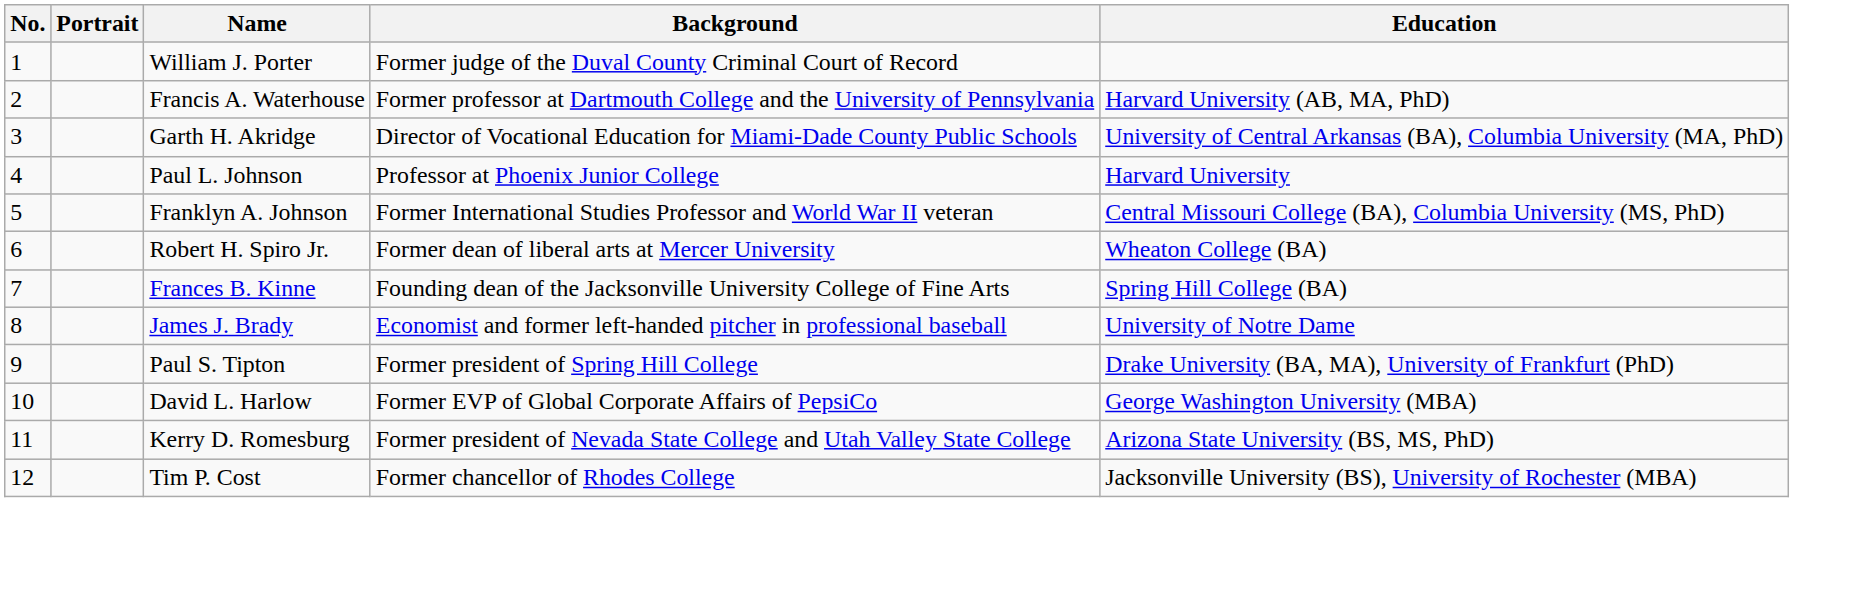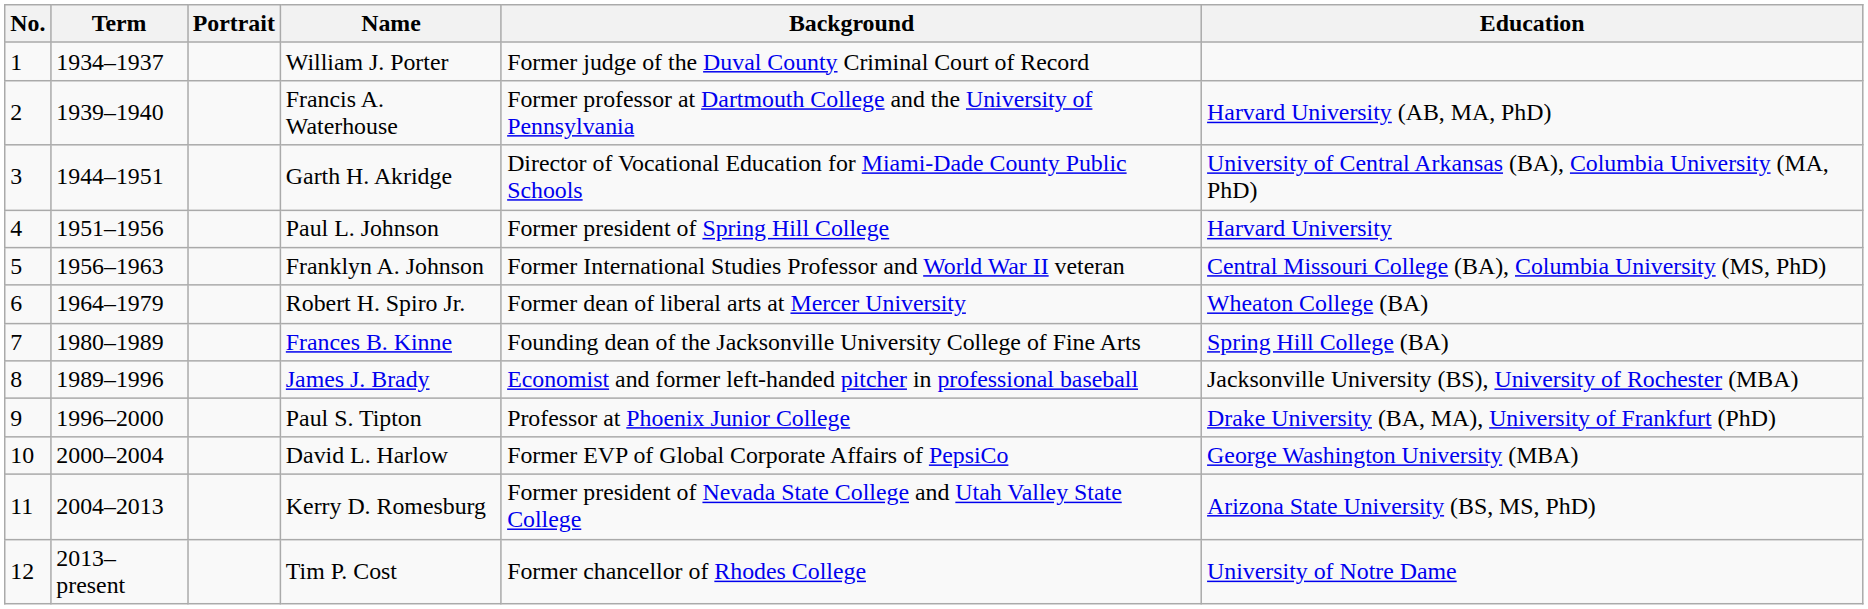+ column: (119, 23)
(547, 174) Professor at Phoenix Junior College -> (698, 228) Former president of Spring Hill College
(1230, 325) University of Notre Dame -> (1503, 379) Jacksonville University (BS), University of Rochester (MBA)
(567, 363) Former president of Spring Hill College -> (679, 417) Professor at Phoenix Junior College
(1401, 477) Jacksonville University (BS), University of Rochester (MBA) -> (1332, 570) University of Notre Dame
